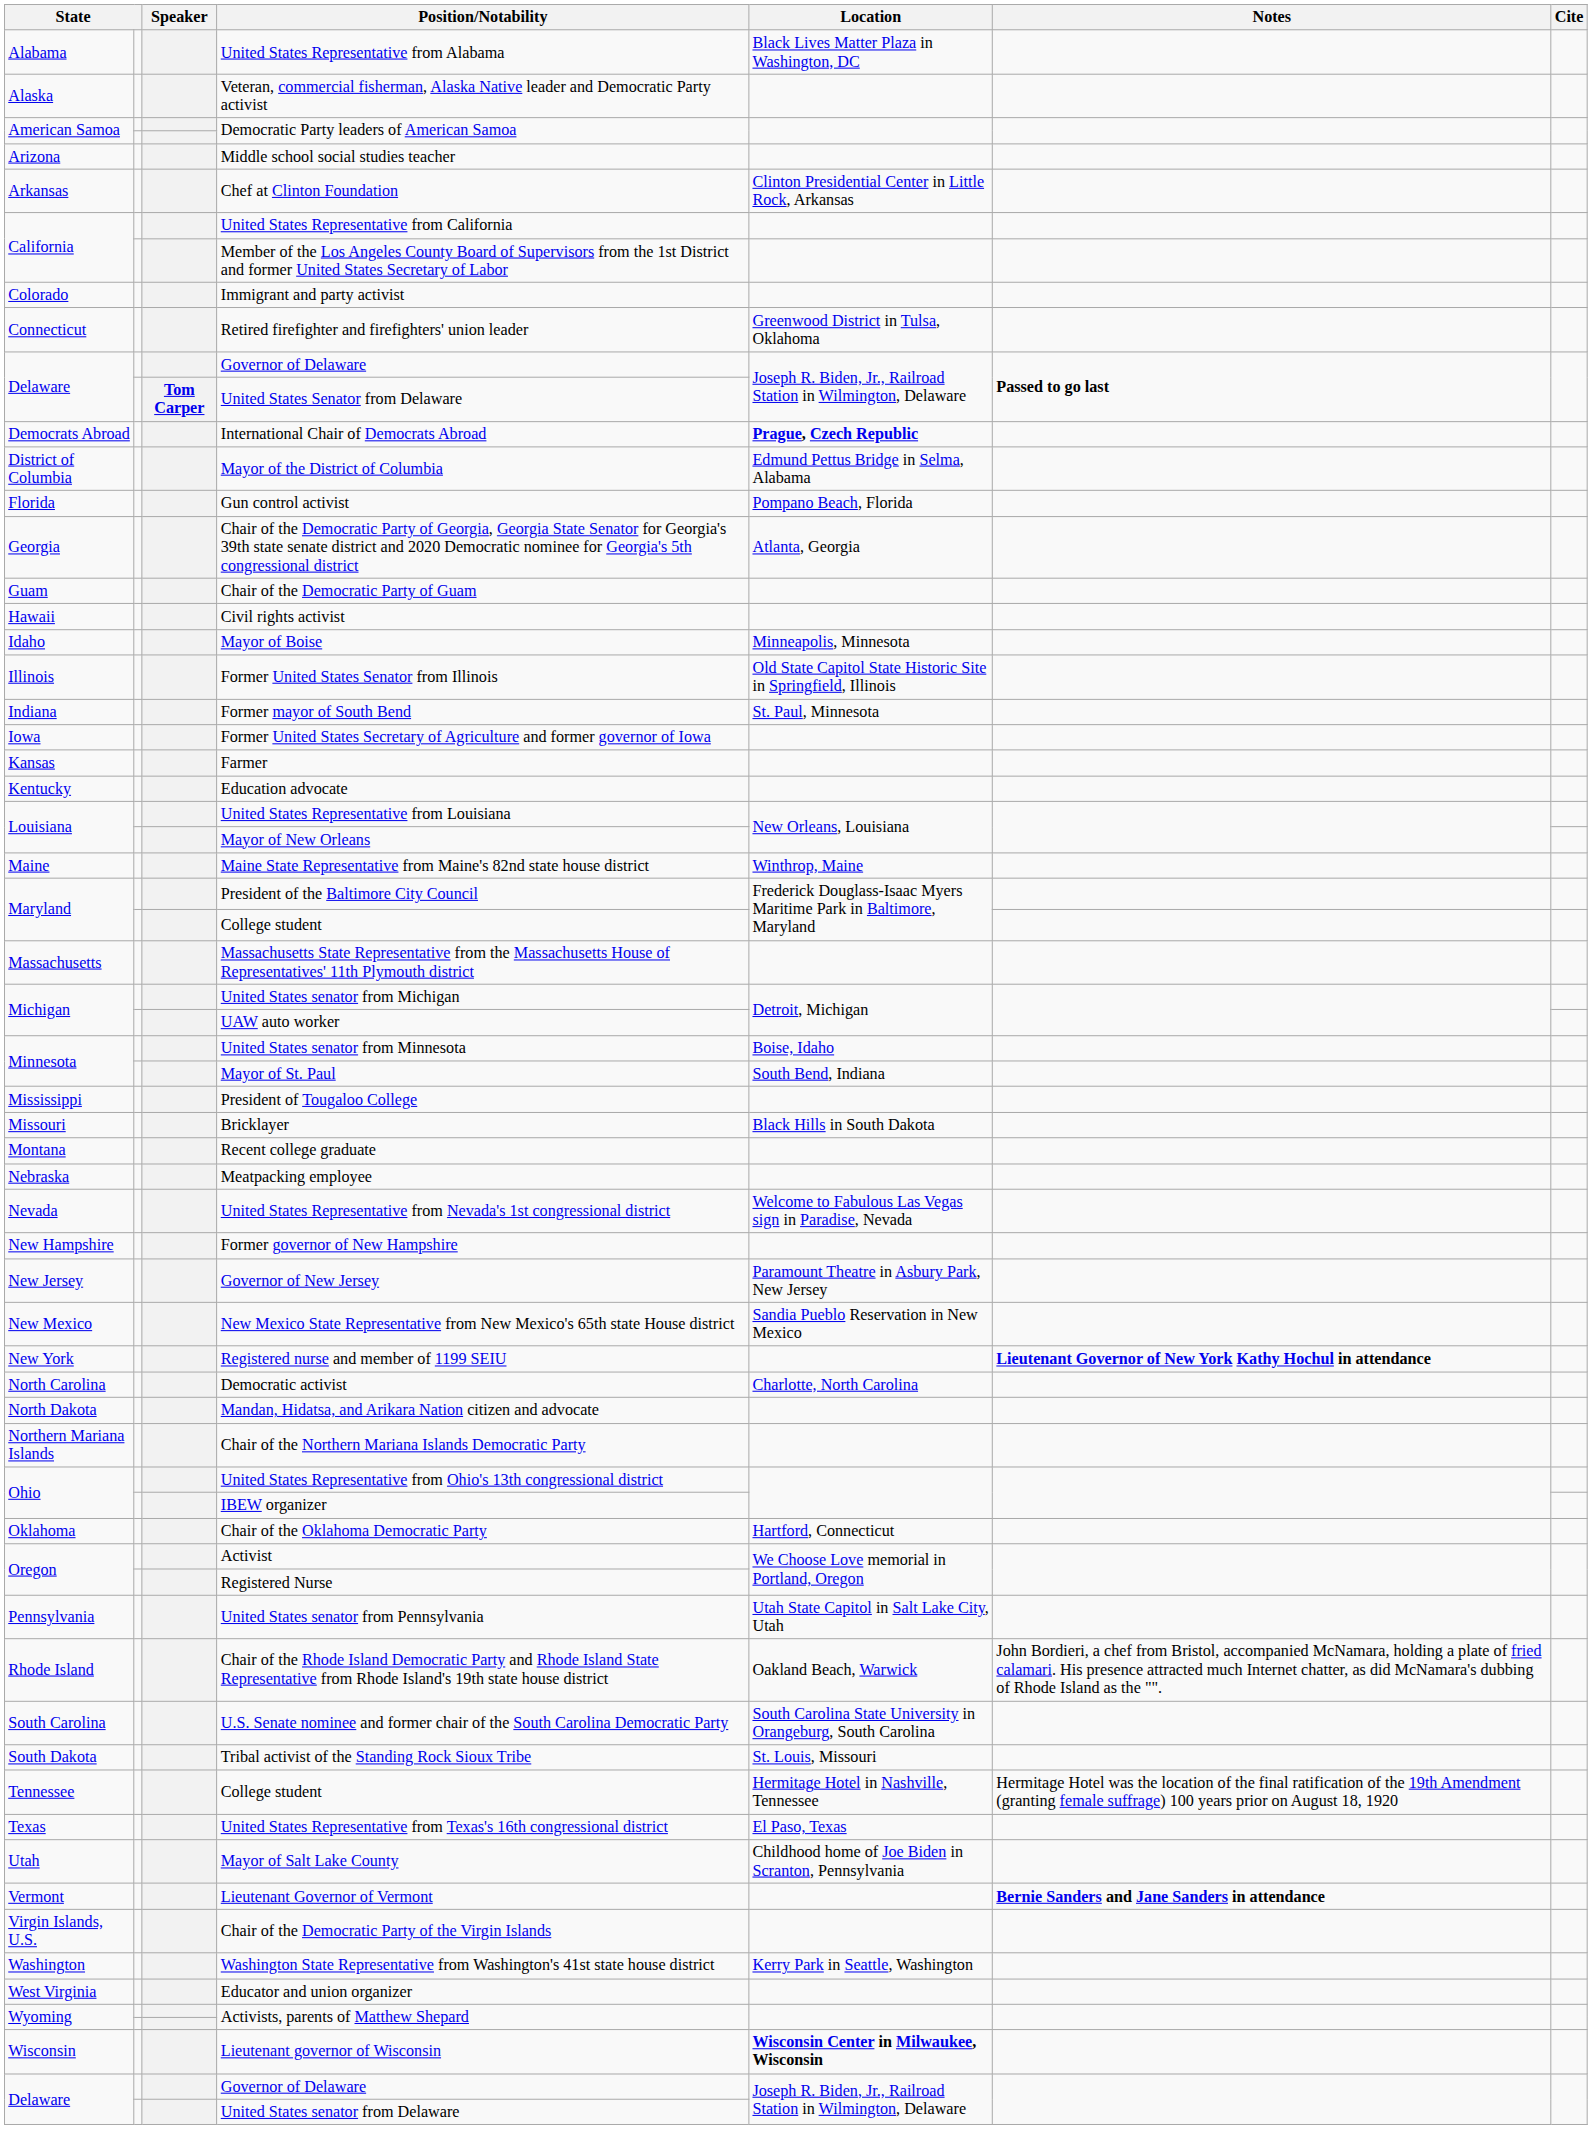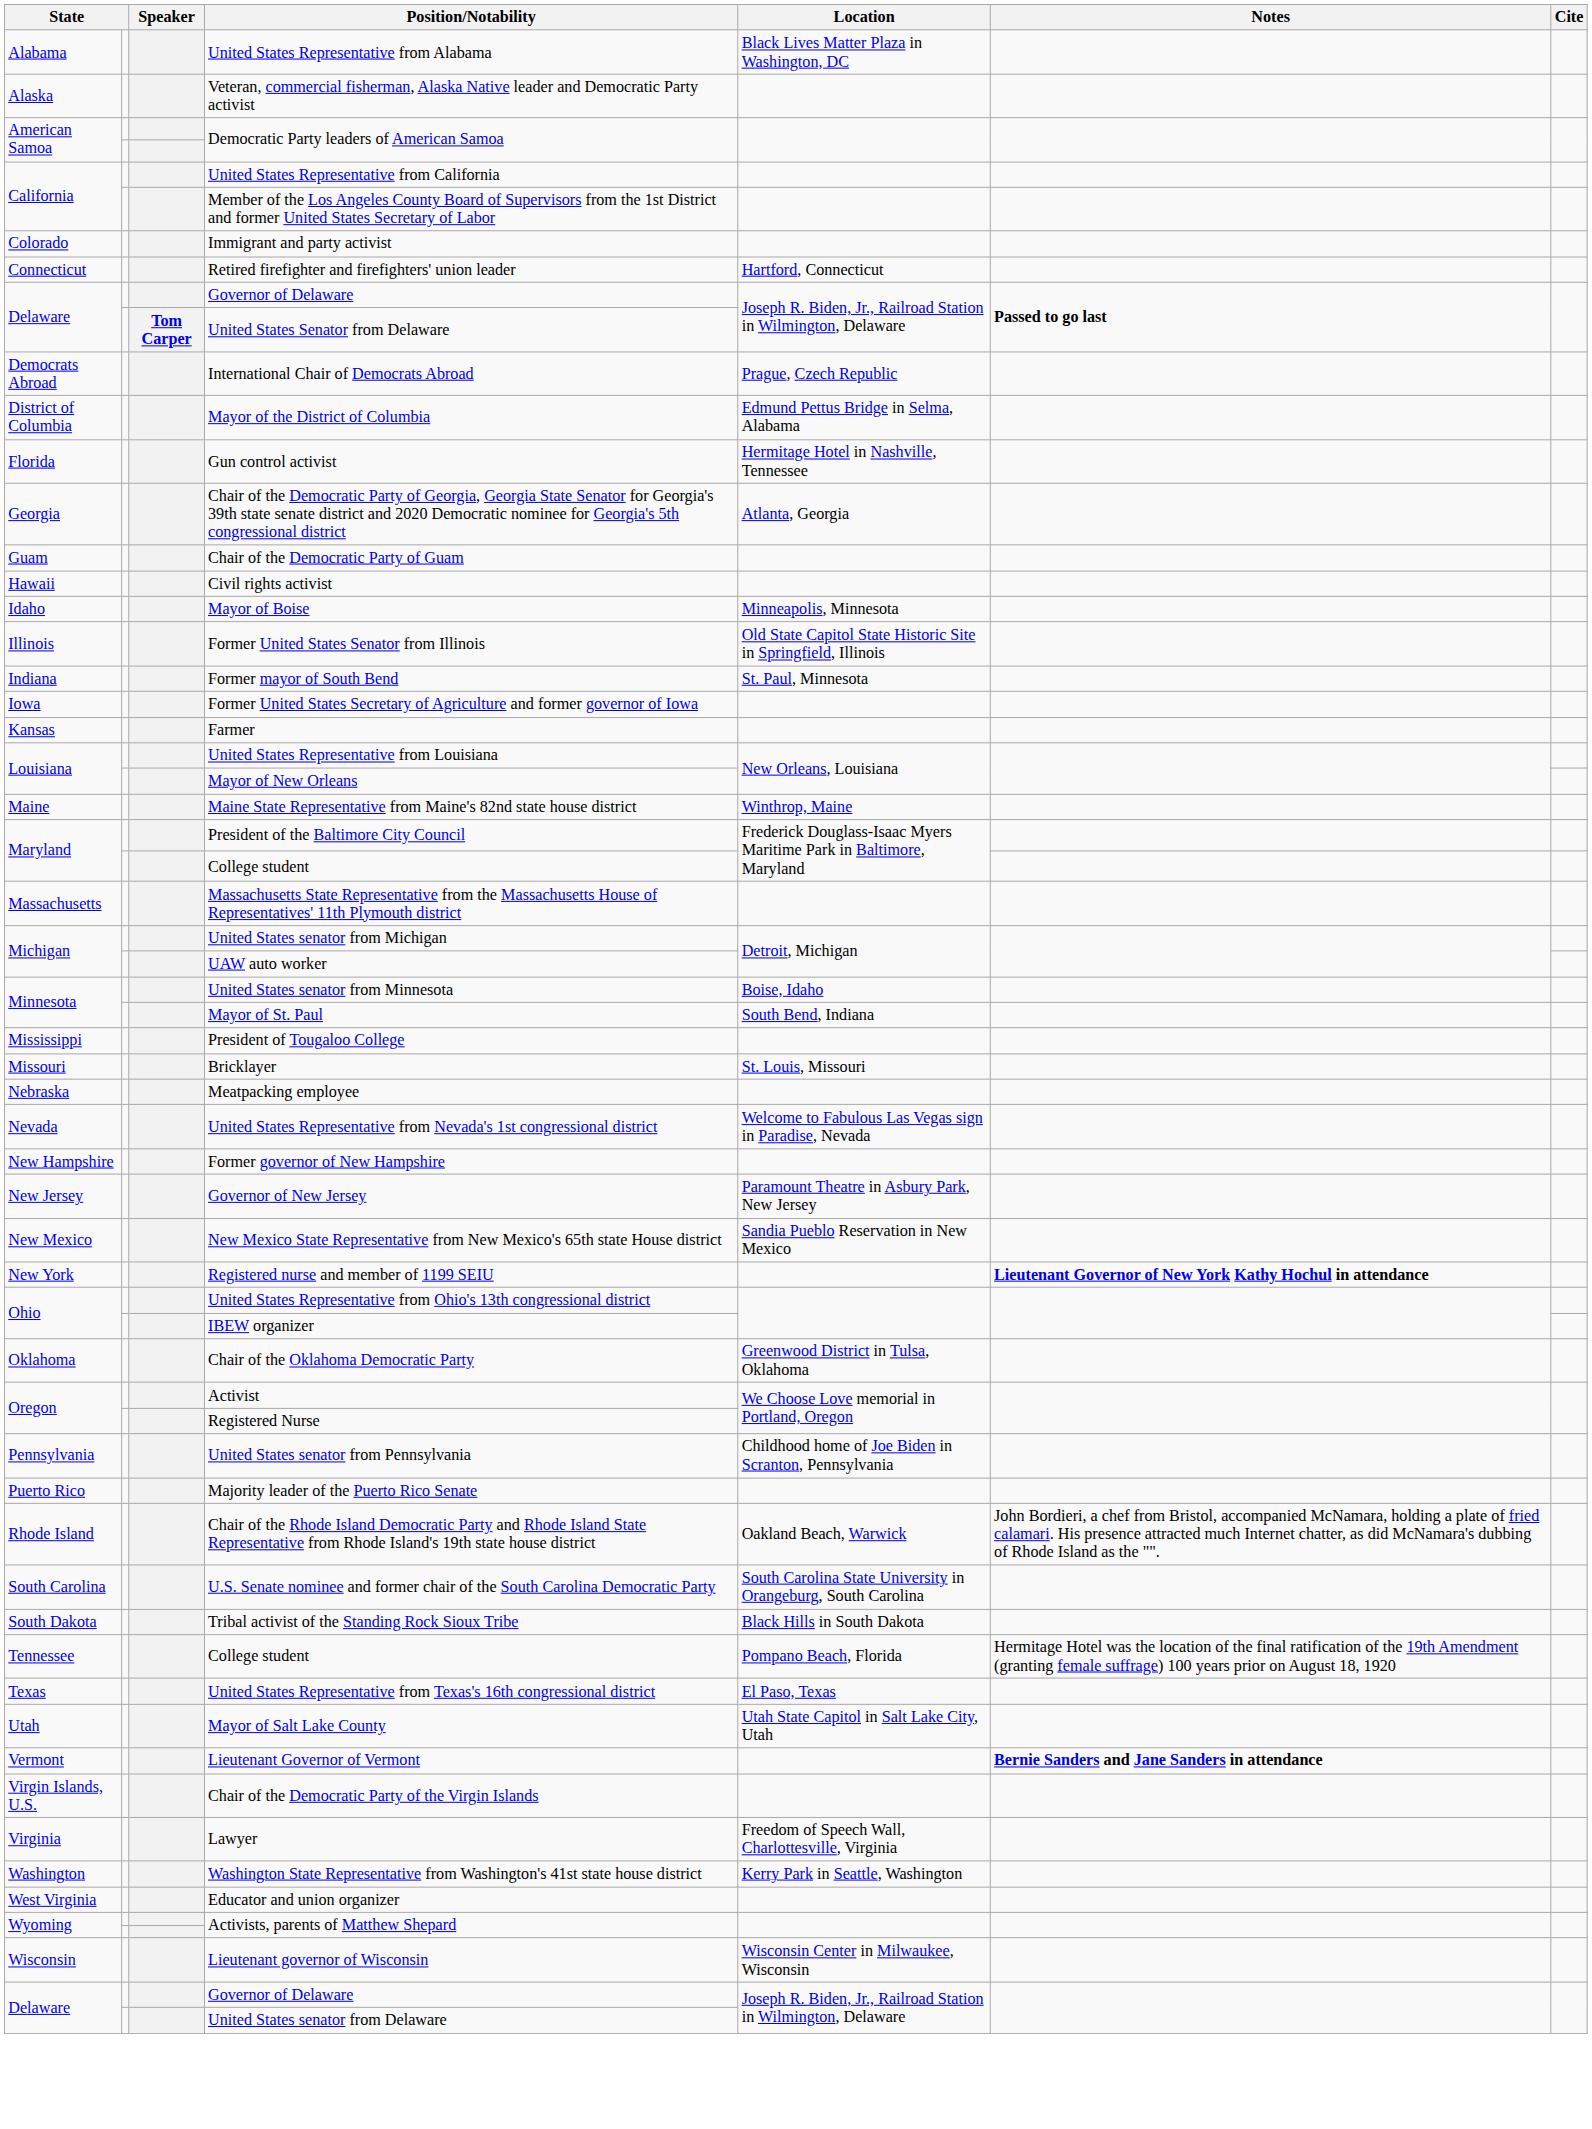- row: (34, 156)
- row: (38, 190)
(846, 329) Greenwood District in Tulsa, Oklahoma -> (813, 269) Hartford, Connecticut
(835, 433) bold -> (820, 373) normal
(833, 503) Pompano Beach, Florida -> (839, 461) Hermitage Hotel in Nashville, Tennessee
- row: (40, 788)
(844, 1125) Black Hills in South Dakota -> (804, 1066) St. Louis, Missouri
- row: (37, 1150)
- row: (57, 1384)
- row: (52, 1410)
- row: (66, 1444)
(823, 1530) Hartford, Connecticut -> (835, 1360) Greenwood District in Tulsa, Oklahoma
(871, 1616) Utah State Capitol in Salt Lake City, Utah -> (847, 1455) Childhood home of Joe Biden in Scranton, Pennsylvania
+ row: (47, 1490)
(814, 1757) St. Louis, Missouri -> (833, 1621) Black Hills in South Dakota
(850, 1792) Hermitage Hotel in Nashville, Tennessee -> (822, 1656) Pompano Beach, Florida
(858, 1861) Childhood home of Joe Biden in Scranton, Pennsylvania -> (860, 1725) Utah State Capitol in Salt Lake City, Utah
+ row: (35, 1839)
(864, 2051) bold -> (848, 1959) normal
